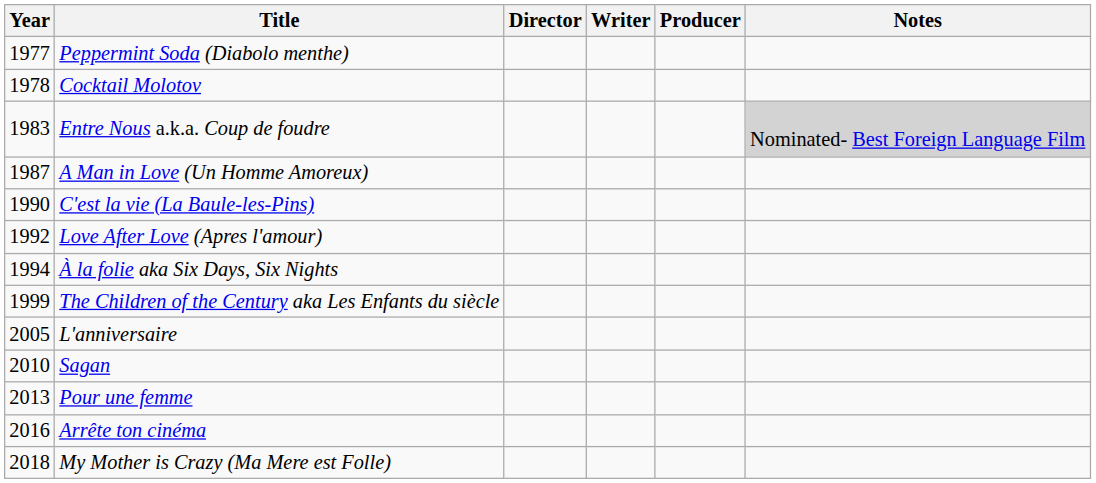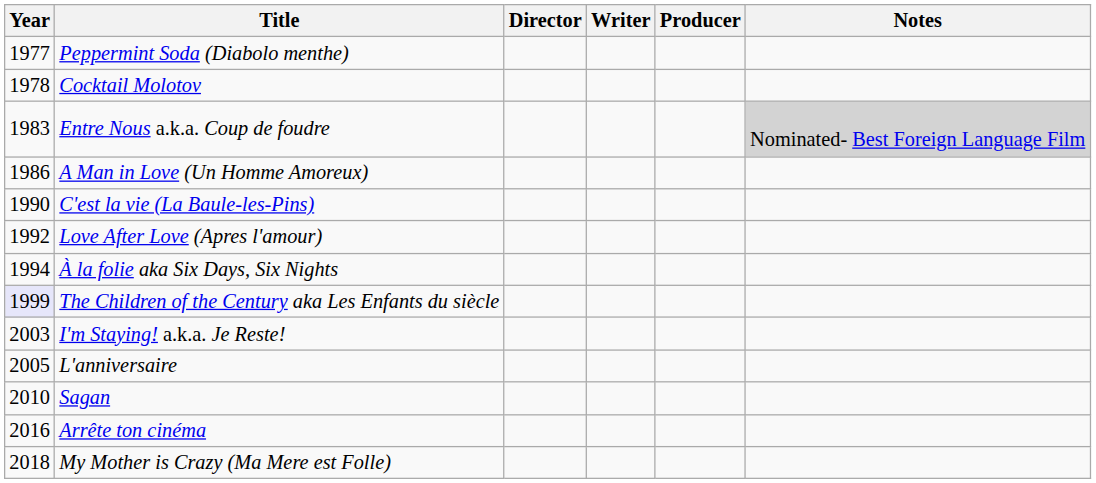(30, 172) 1987 -> (30, 172) 1986
(30, 301) no background -> (30, 301) lavender background
+ row: (172, 333)
- row: (126, 397)
